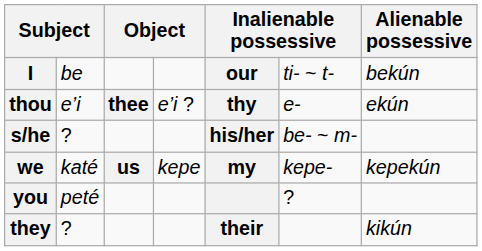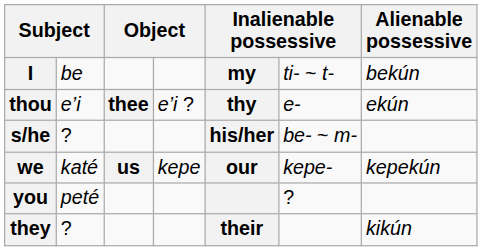(242, 73) our -> (242, 73) my
(242, 167) my -> (242, 167) our
